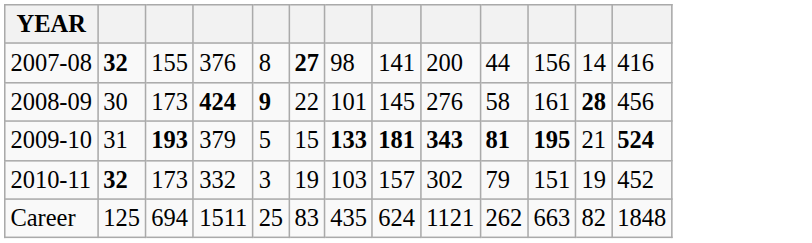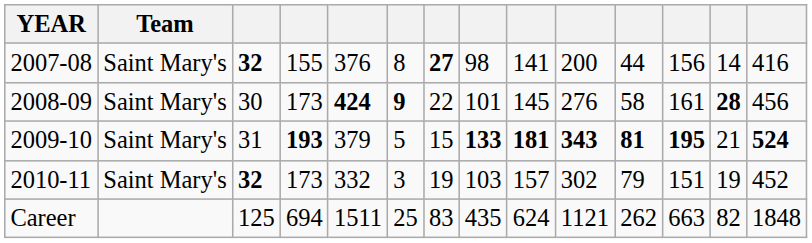+ column: (165, 23)
